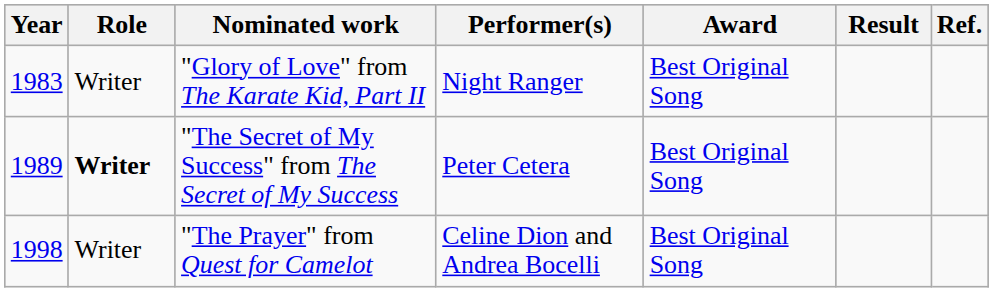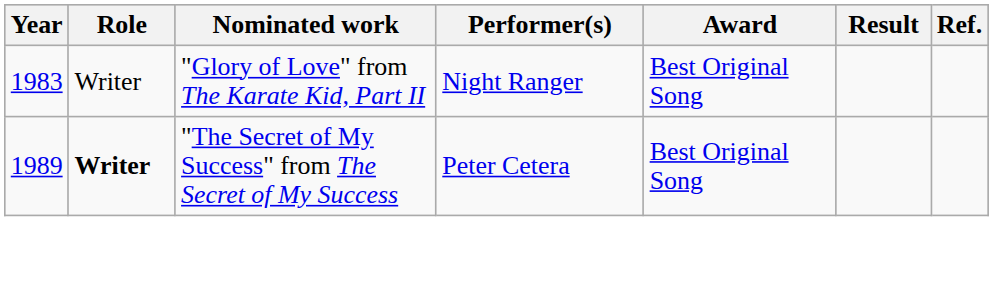- row: (277, 250)
